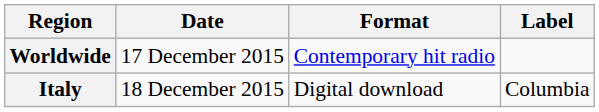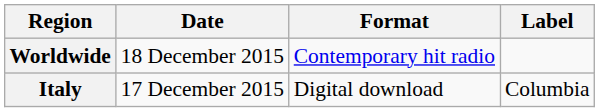(202, 55) 17 December 2015 -> (202, 55) 18 December 2015
(202, 89) 18 December 2015 -> (202, 89) 17 December 2015
